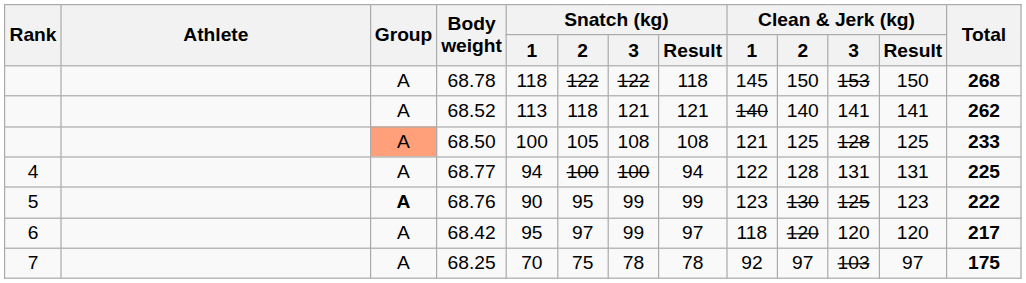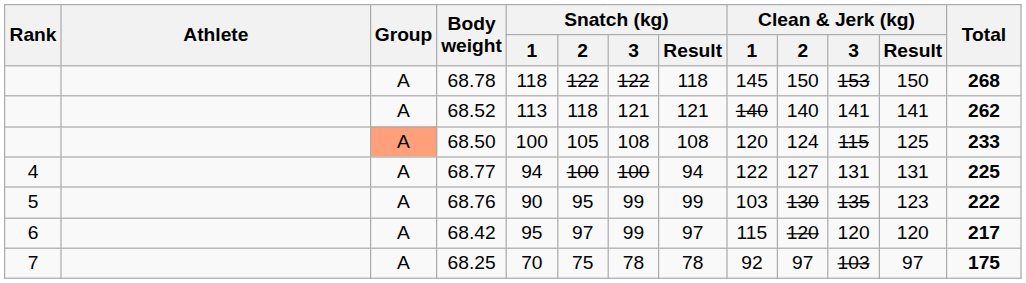(752, 141) 121 -> (752, 141) 120
(803, 141) 125 -> (803, 141) 124
(854, 141) 128 -> (854, 141) 115
(803, 171) 128 -> (803, 171) 127
(404, 202) bold -> (404, 202) normal
(752, 202) 123 -> (752, 202) 103
(854, 202) 125 -> (854, 202) 135
(752, 232) 118 -> (752, 232) 115
